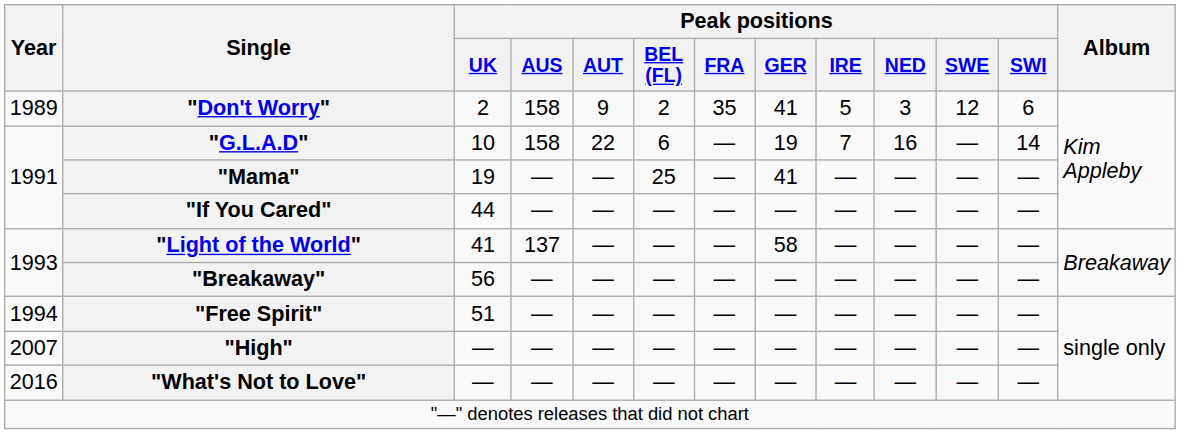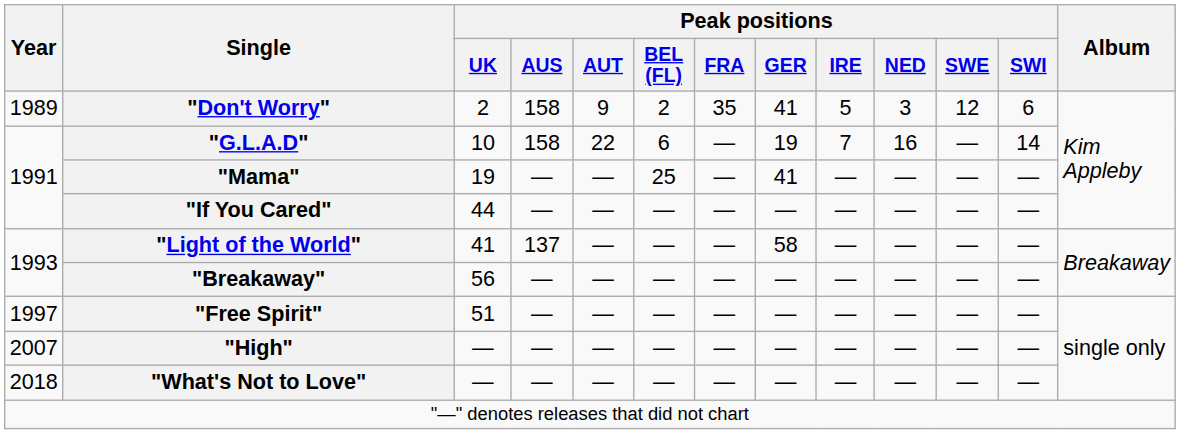(34, 313) 1994 -> (34, 313) 1997
(34, 382) 2016 -> (34, 382) 2018
